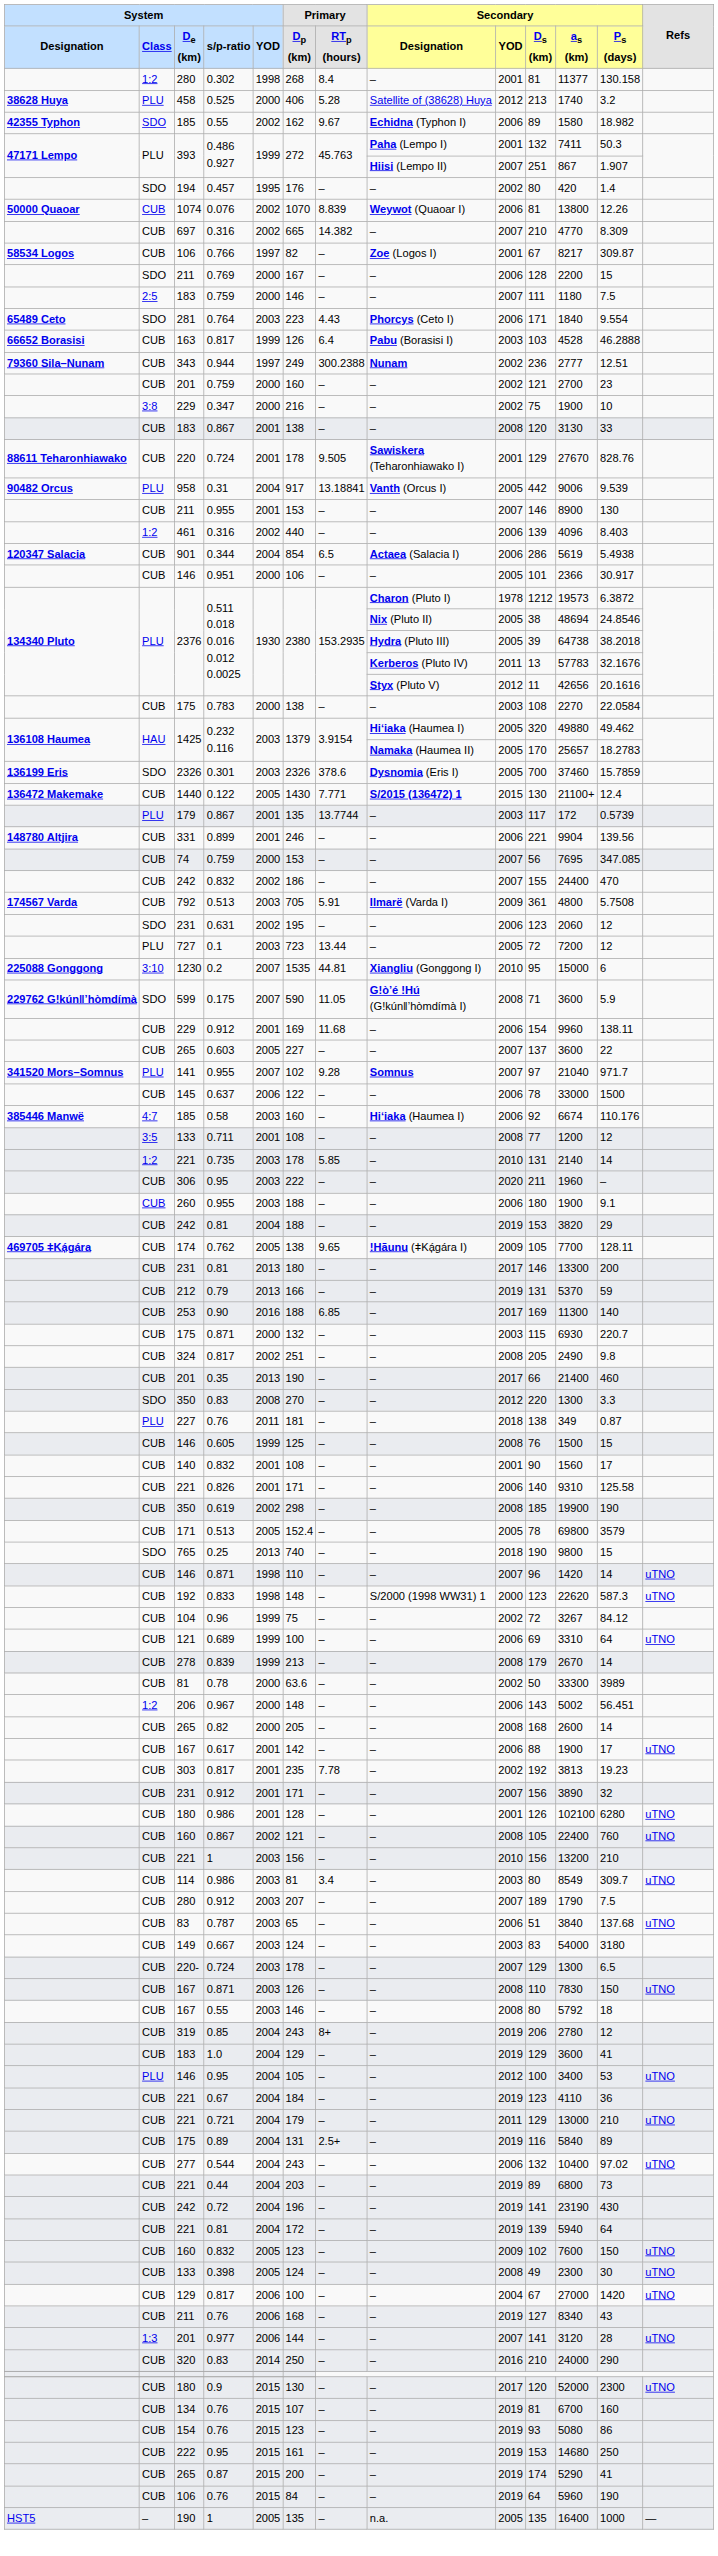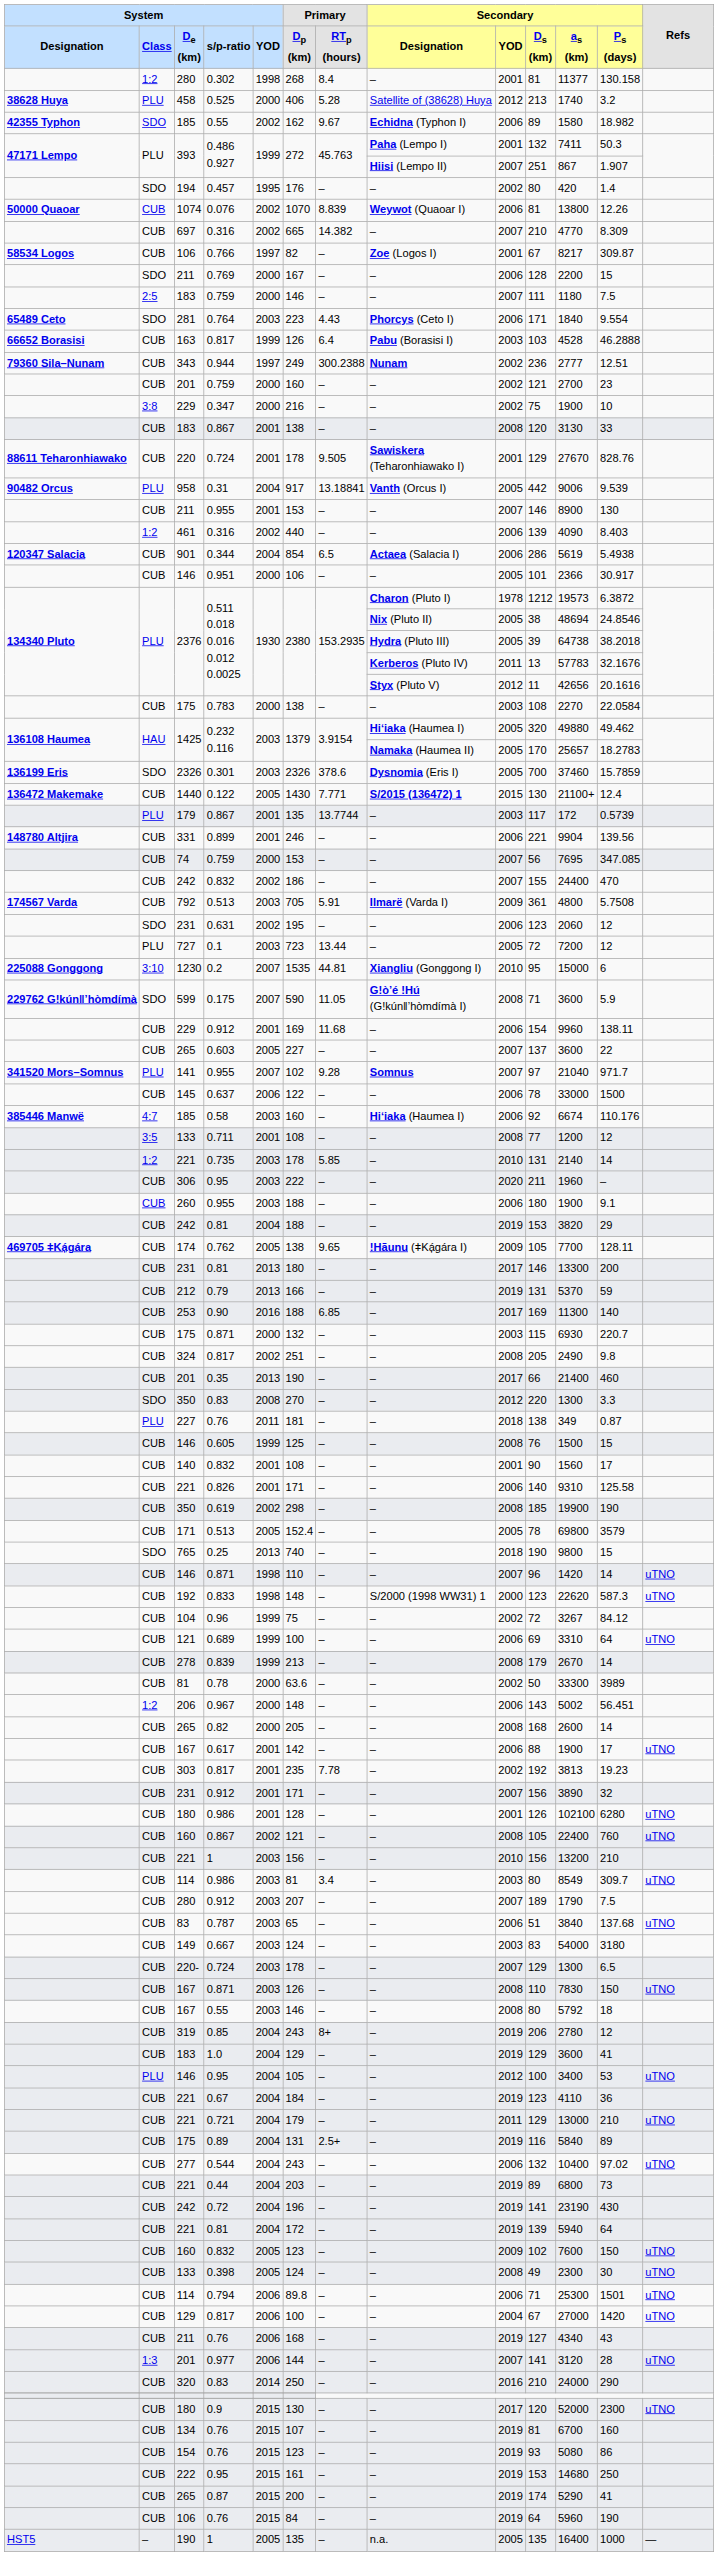(570, 532) 4096 -> (570, 532) 4090
+ row: (186, 2295)
(570, 2317) 8340 -> (570, 2338) 4340
